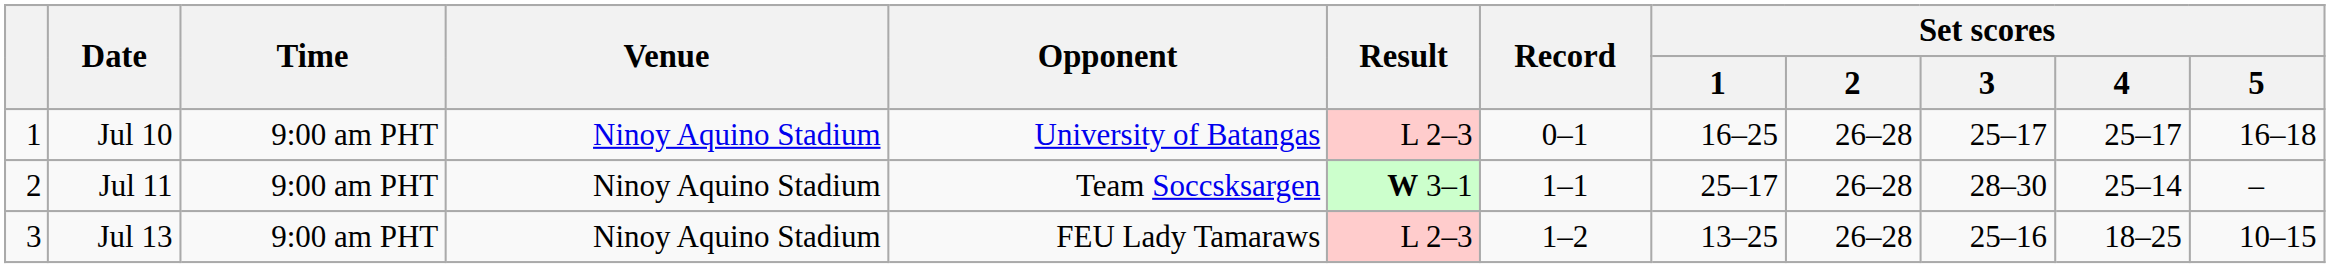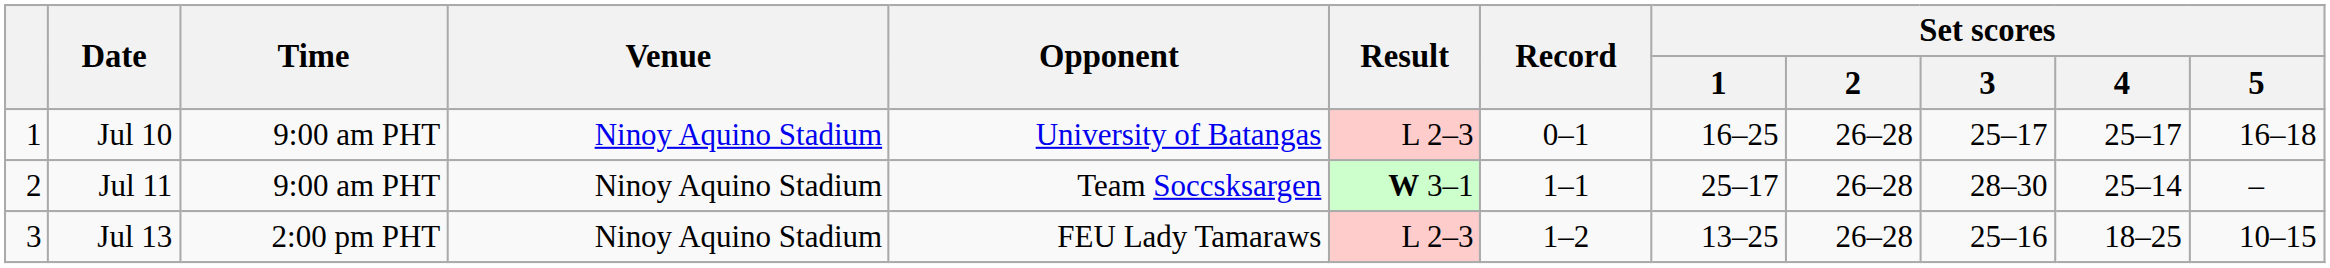(355, 235) 9:00 am PHT -> (356, 235) 2:00 pm PHT
